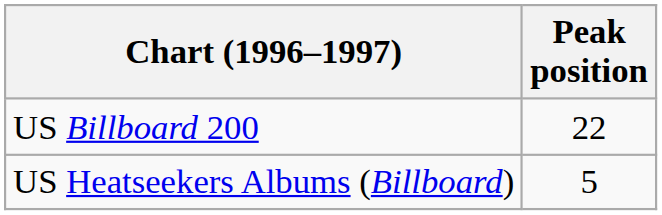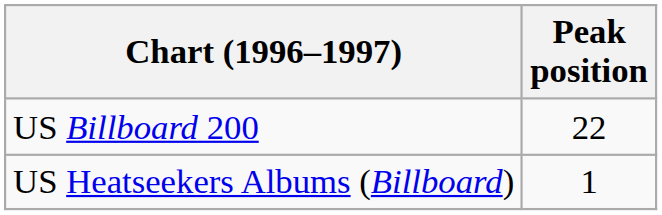(589, 181) 5 -> (589, 181) 1
